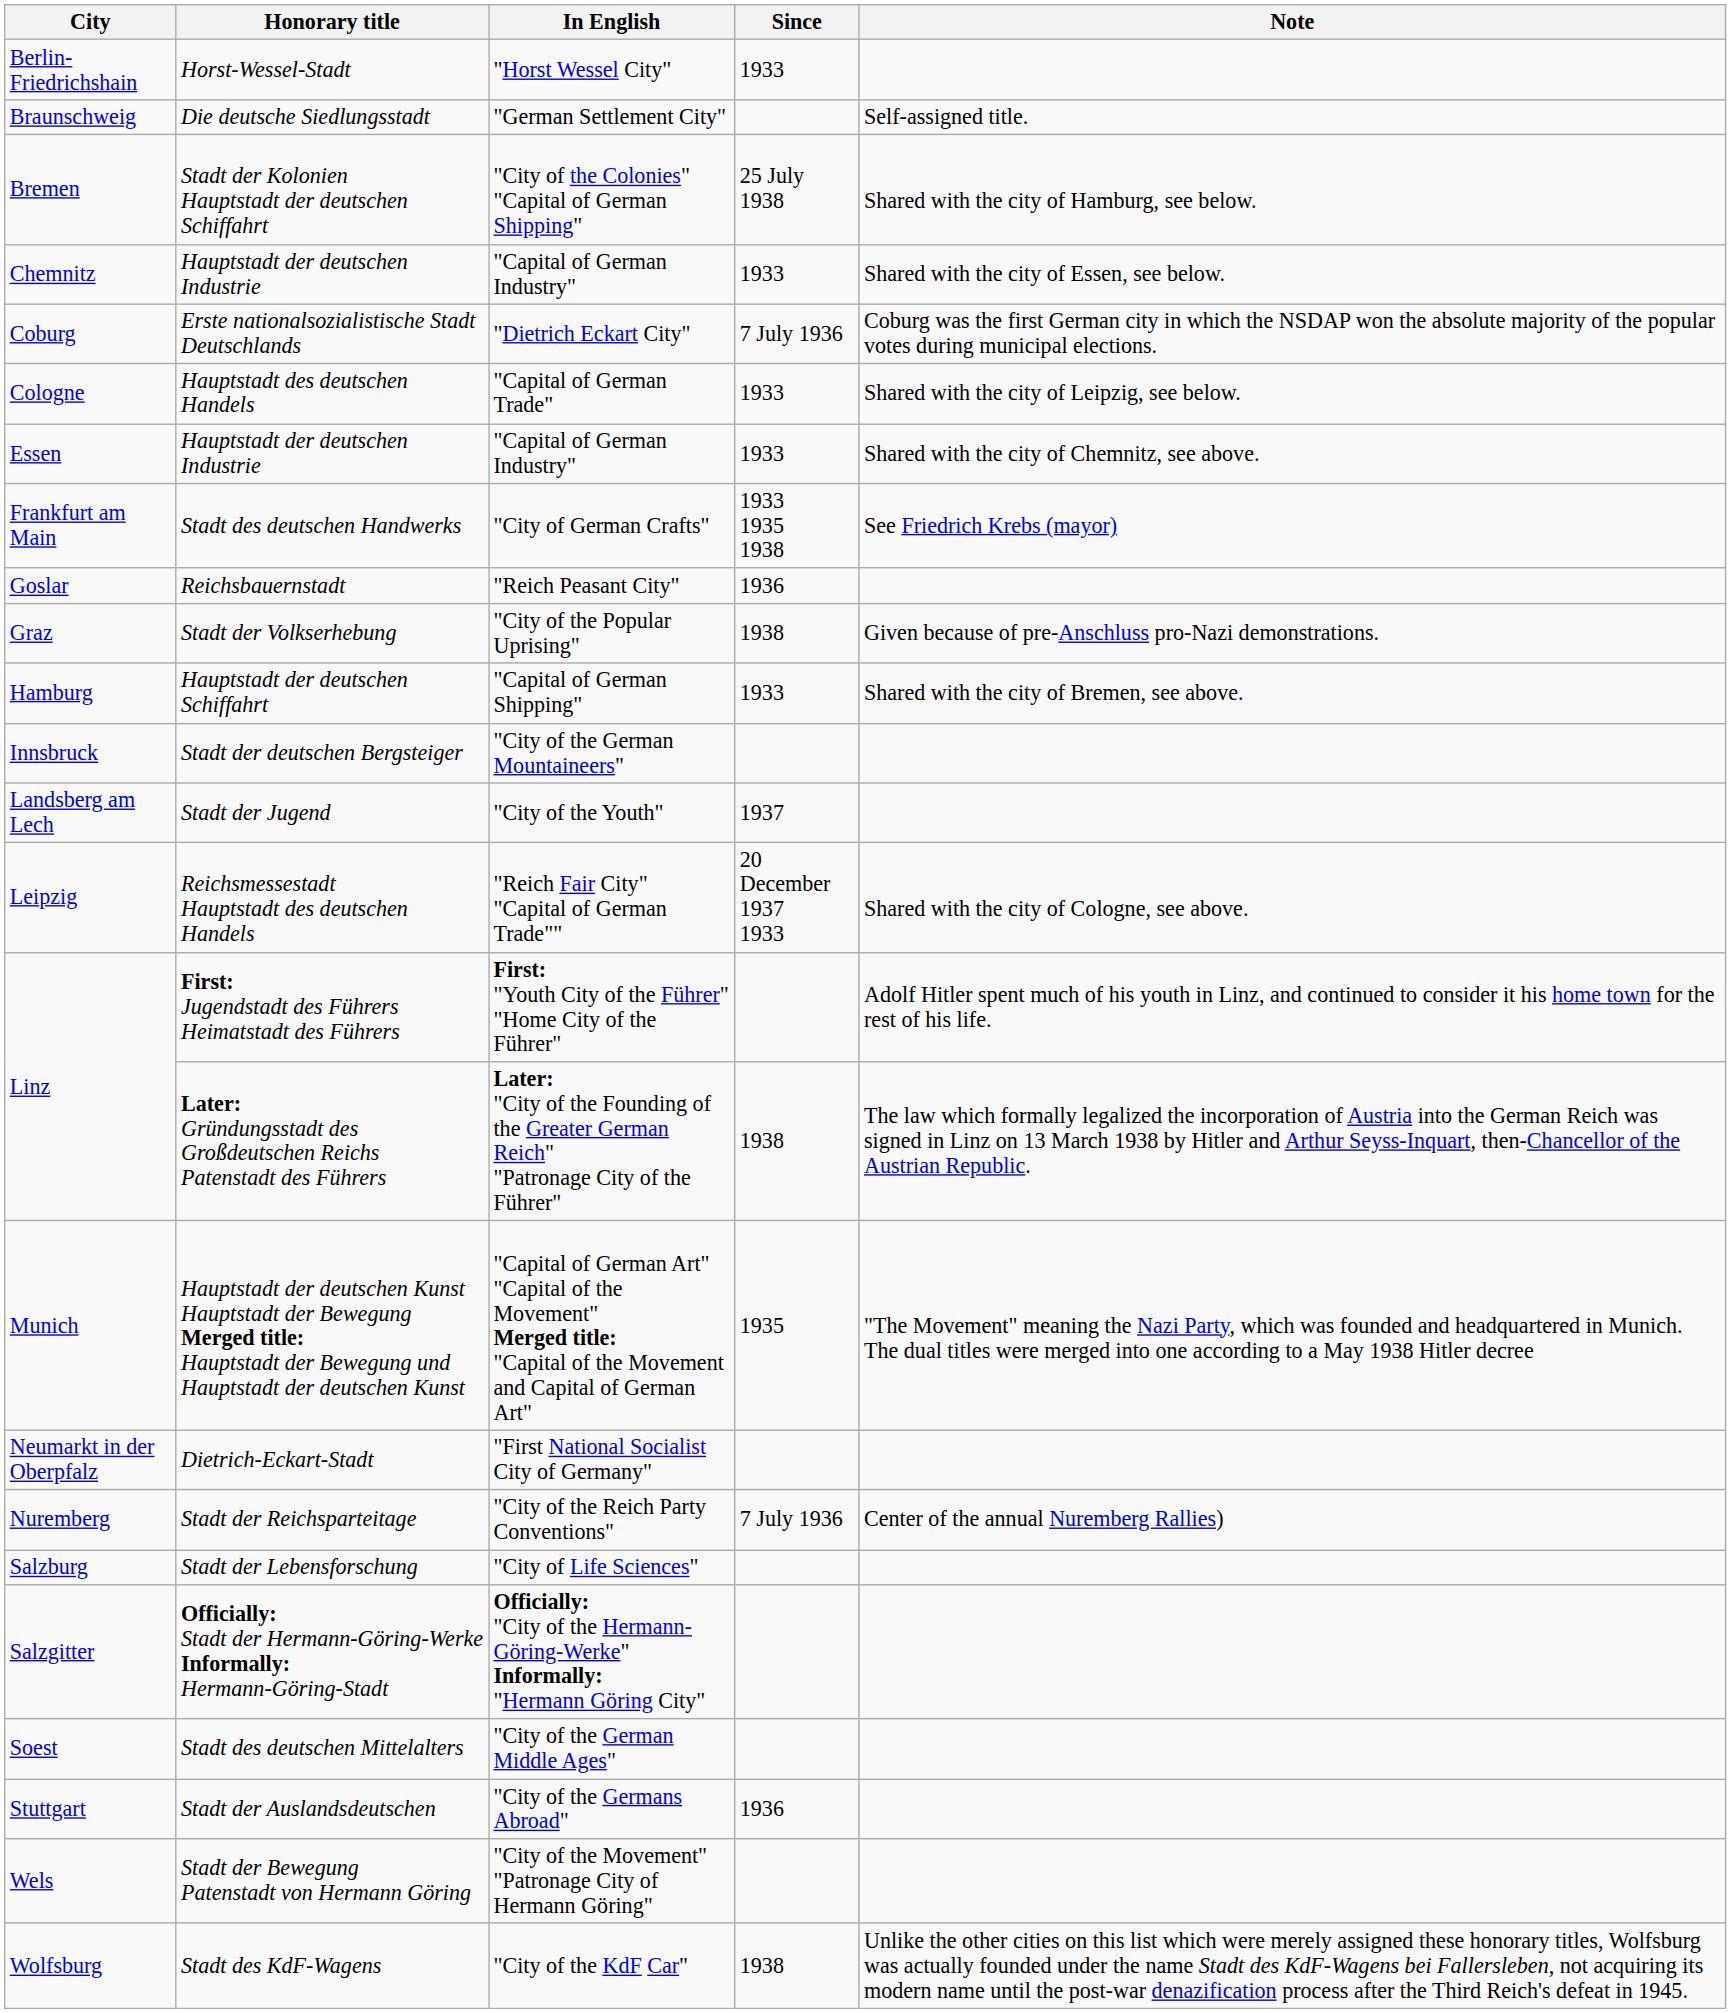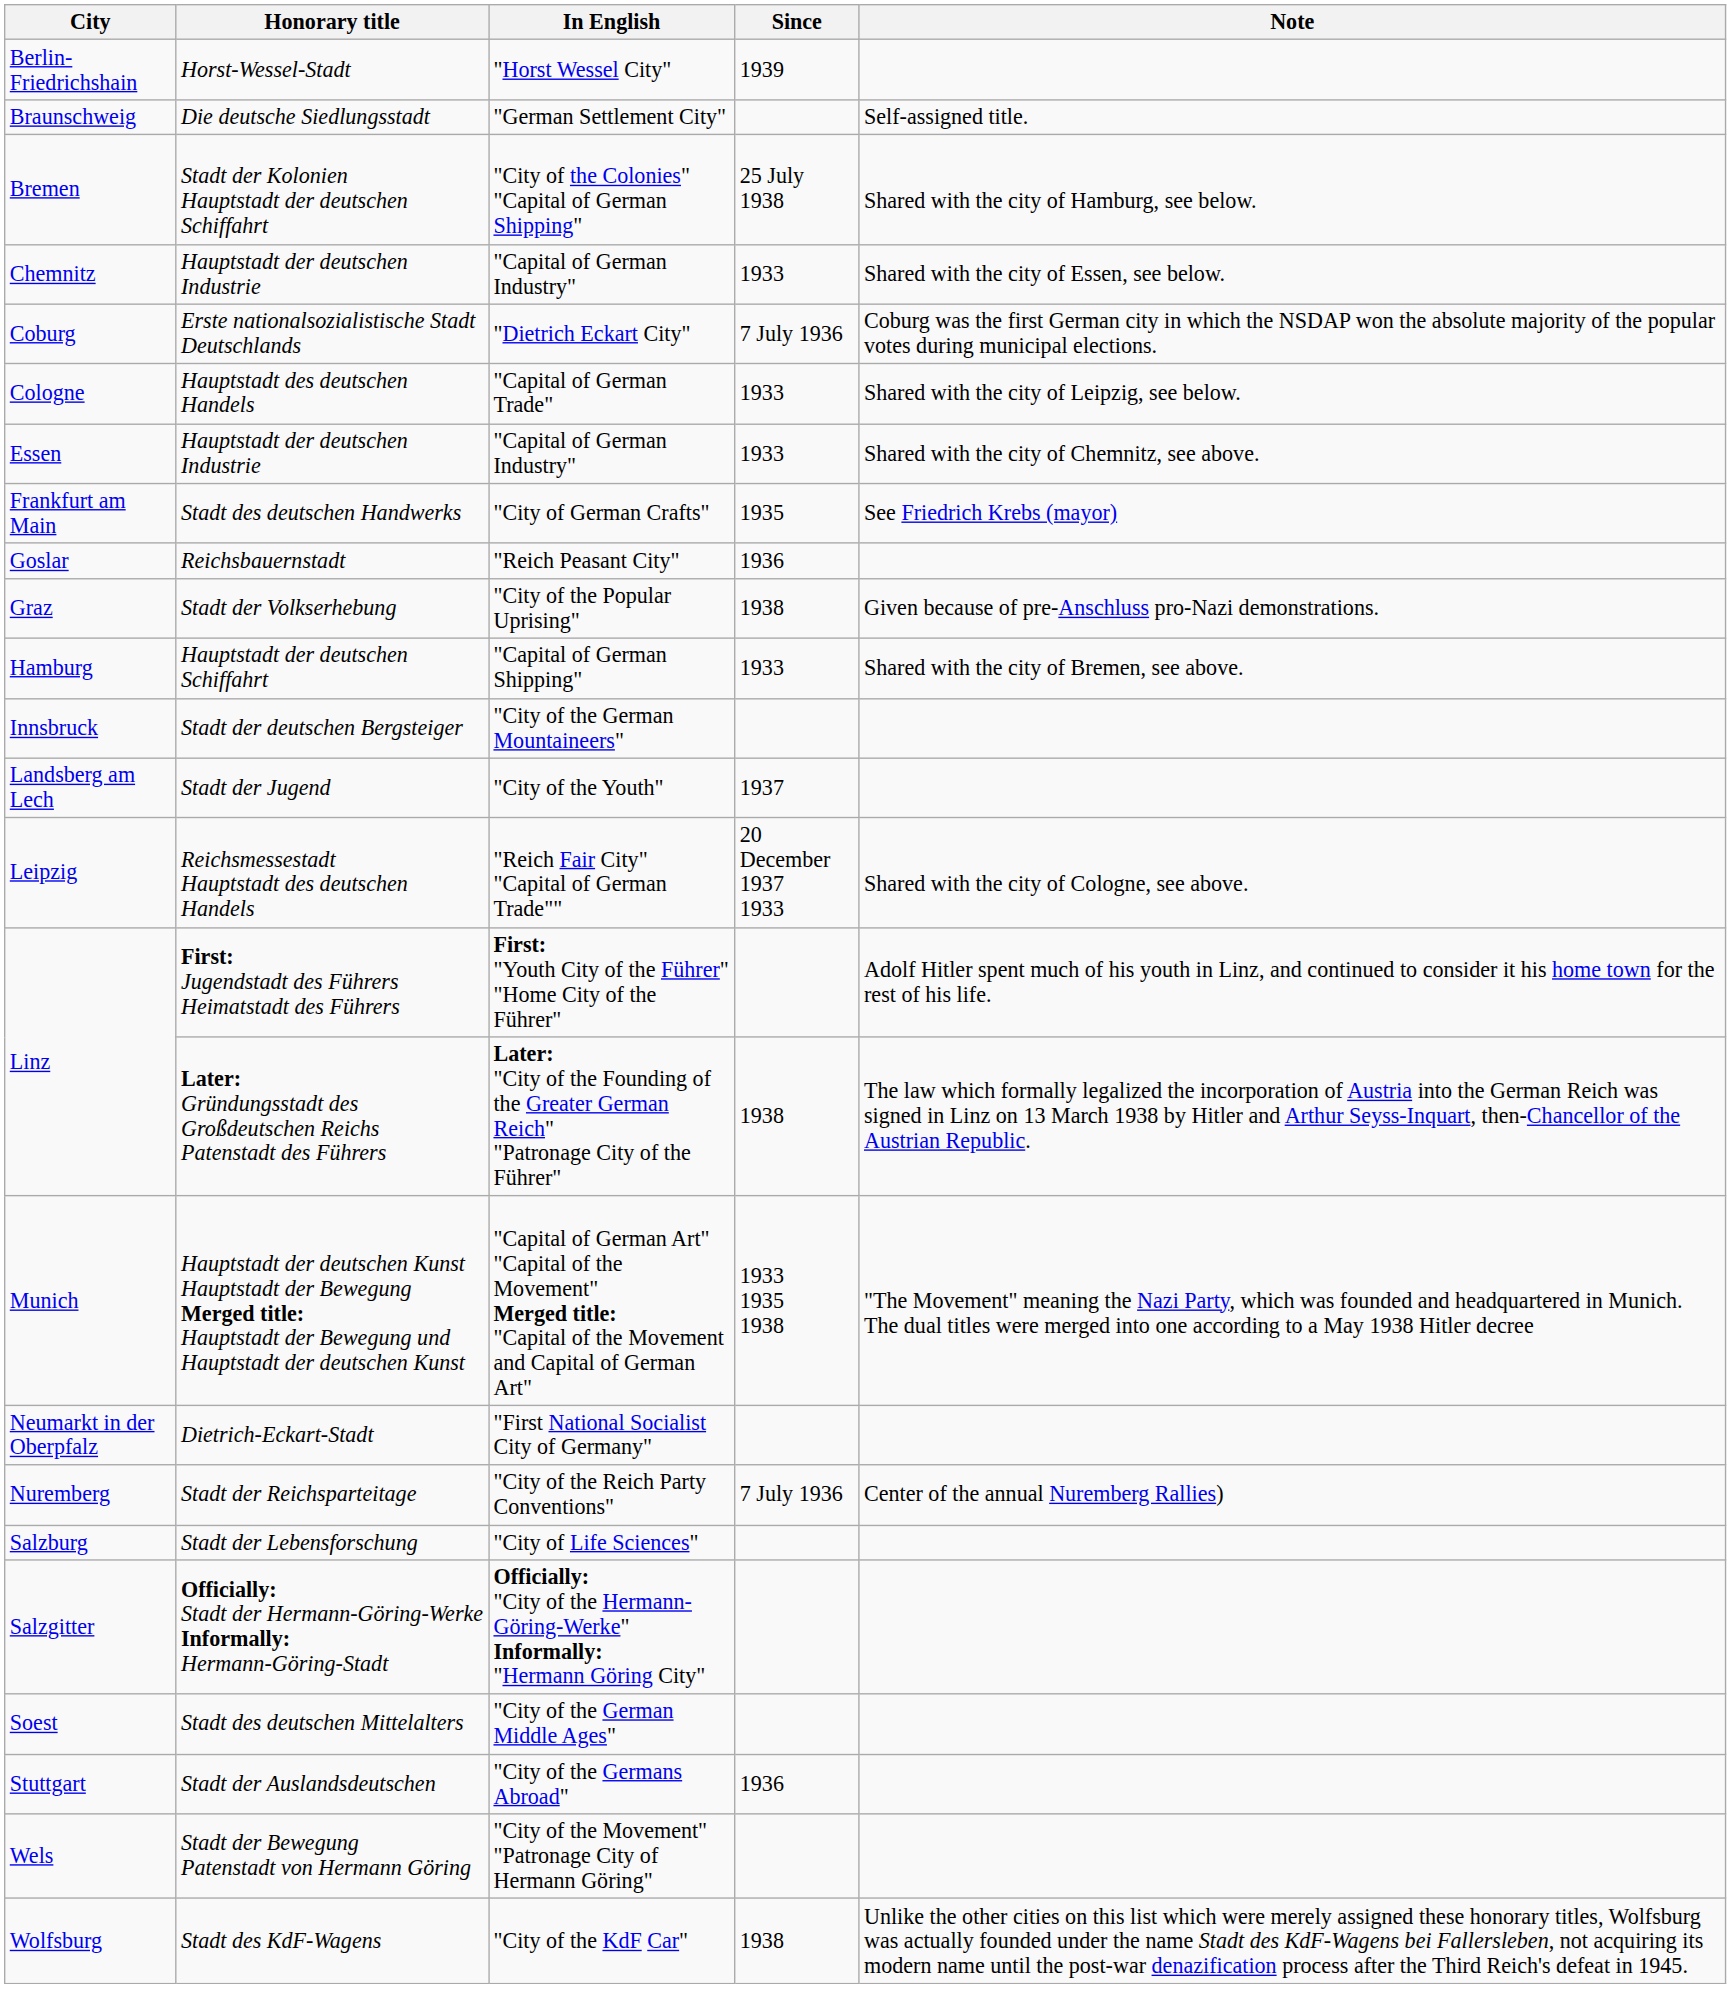(762, 69) 1933 -> (762, 69) 1939
(762, 525) 1933 1935 1938 -> (762, 513) 1935
(762, 1325) 1935 -> (762, 1300) 1933 1935 1938
